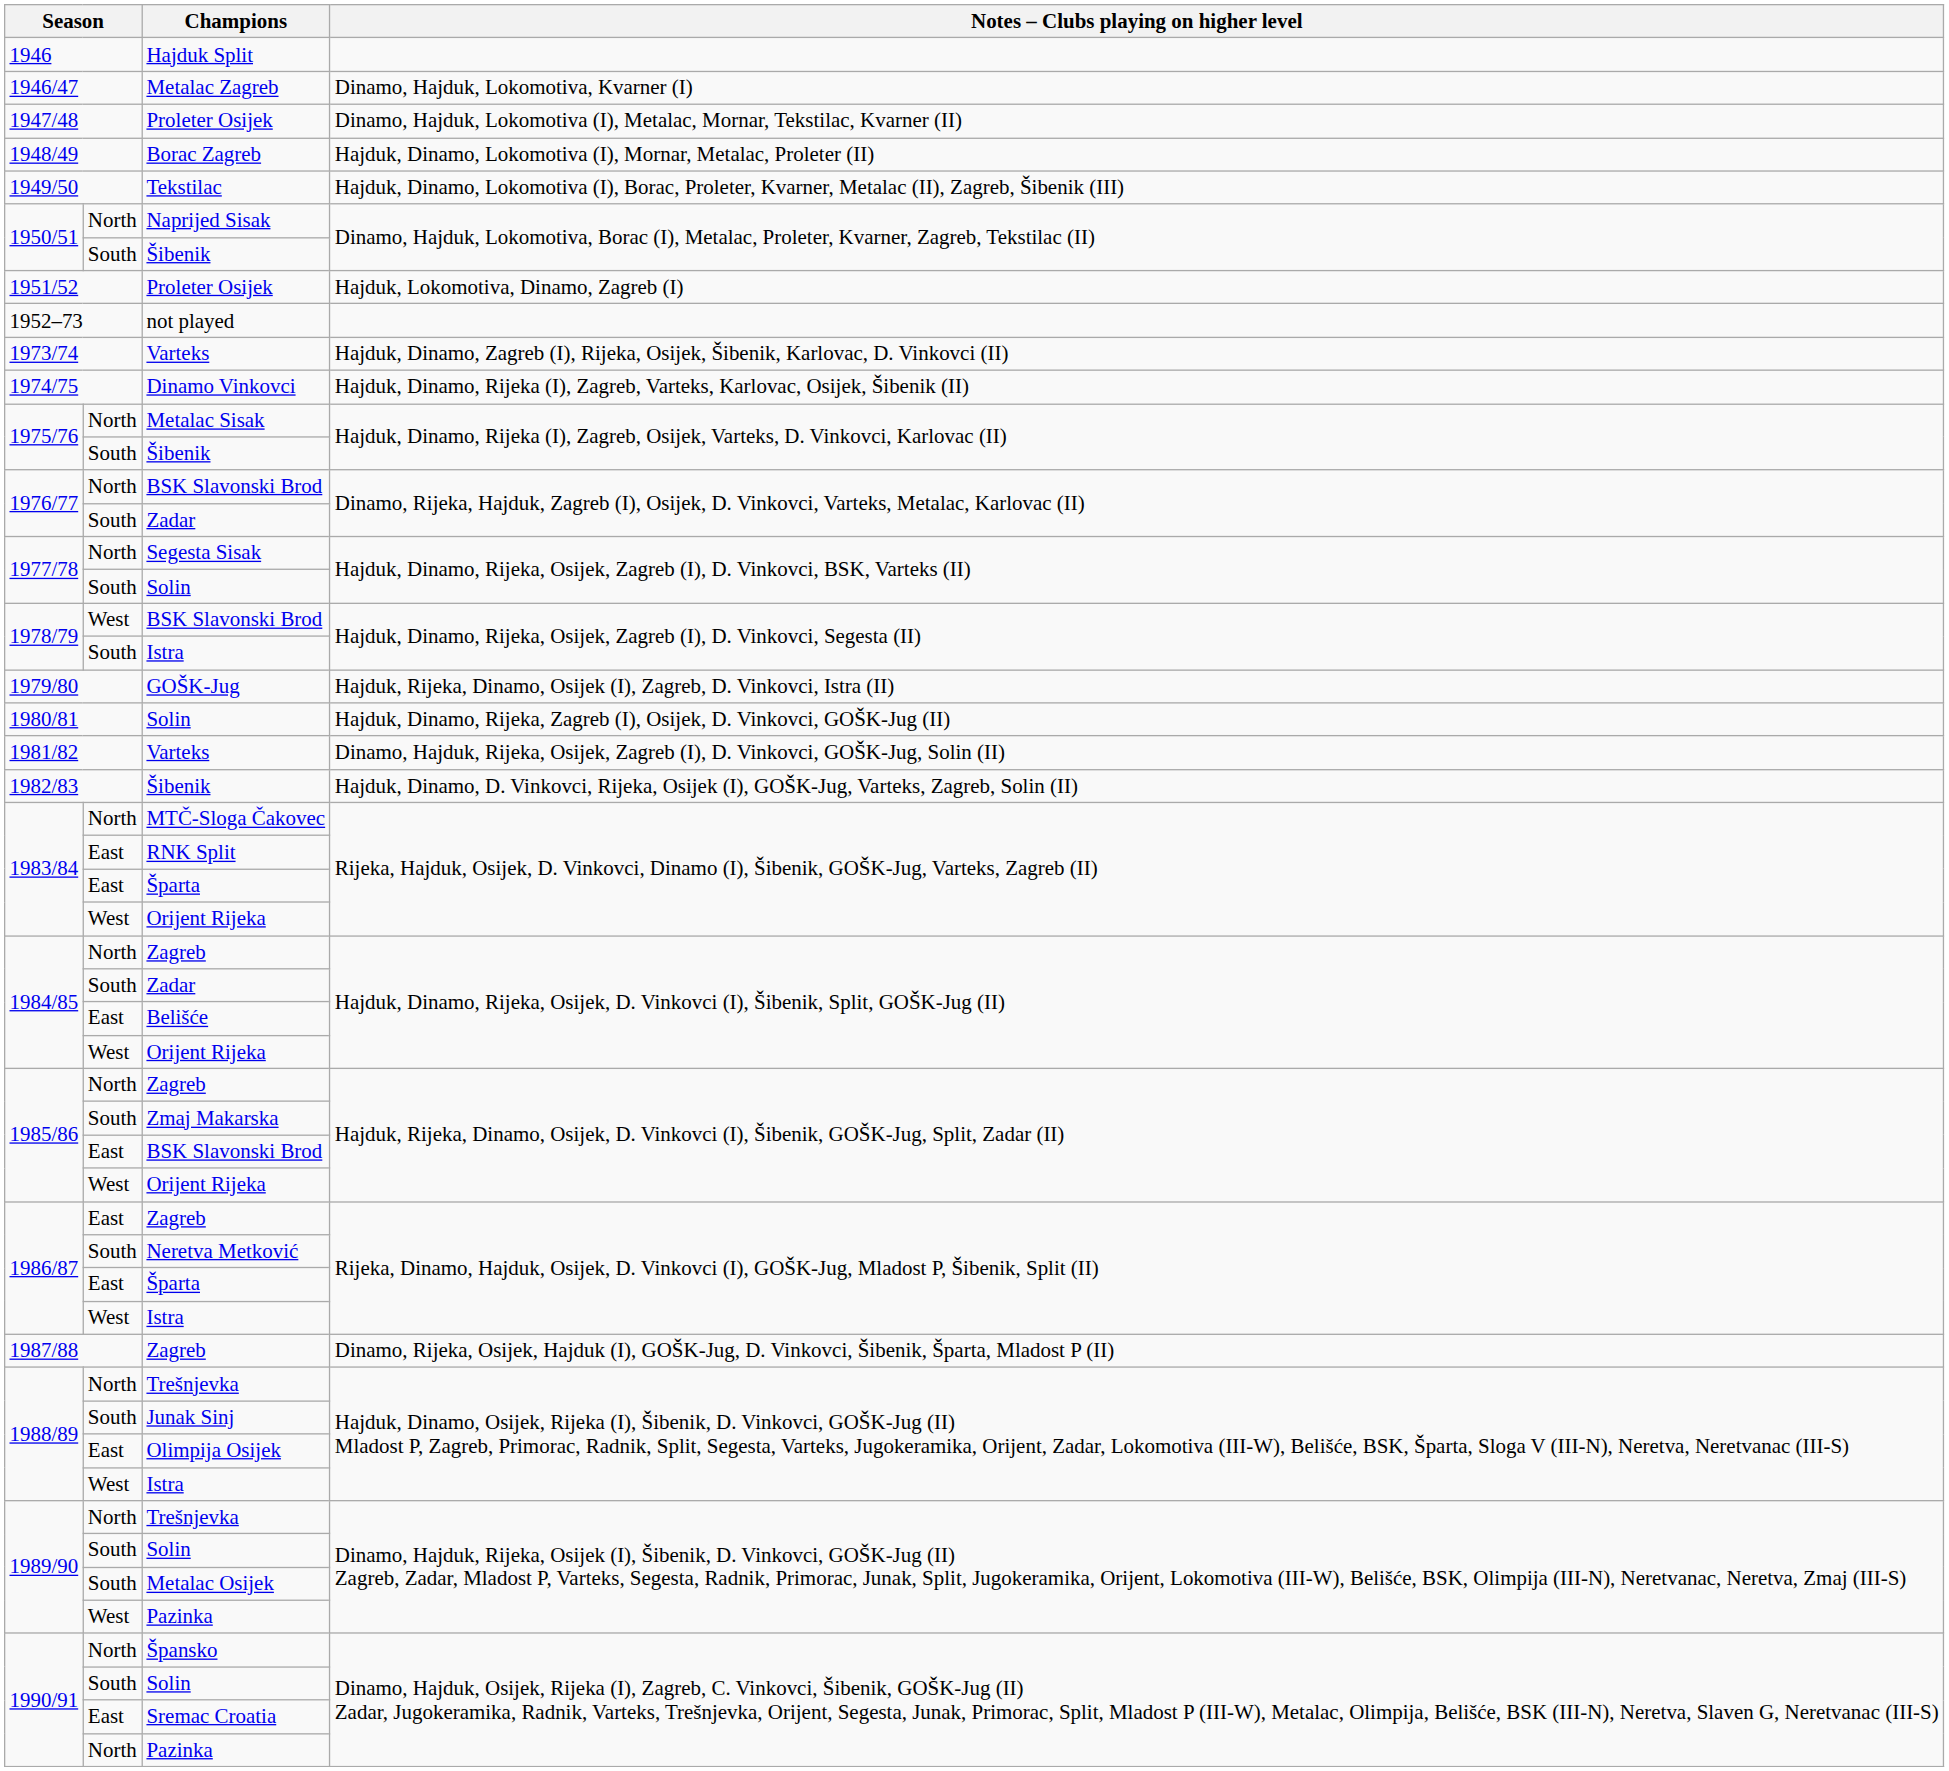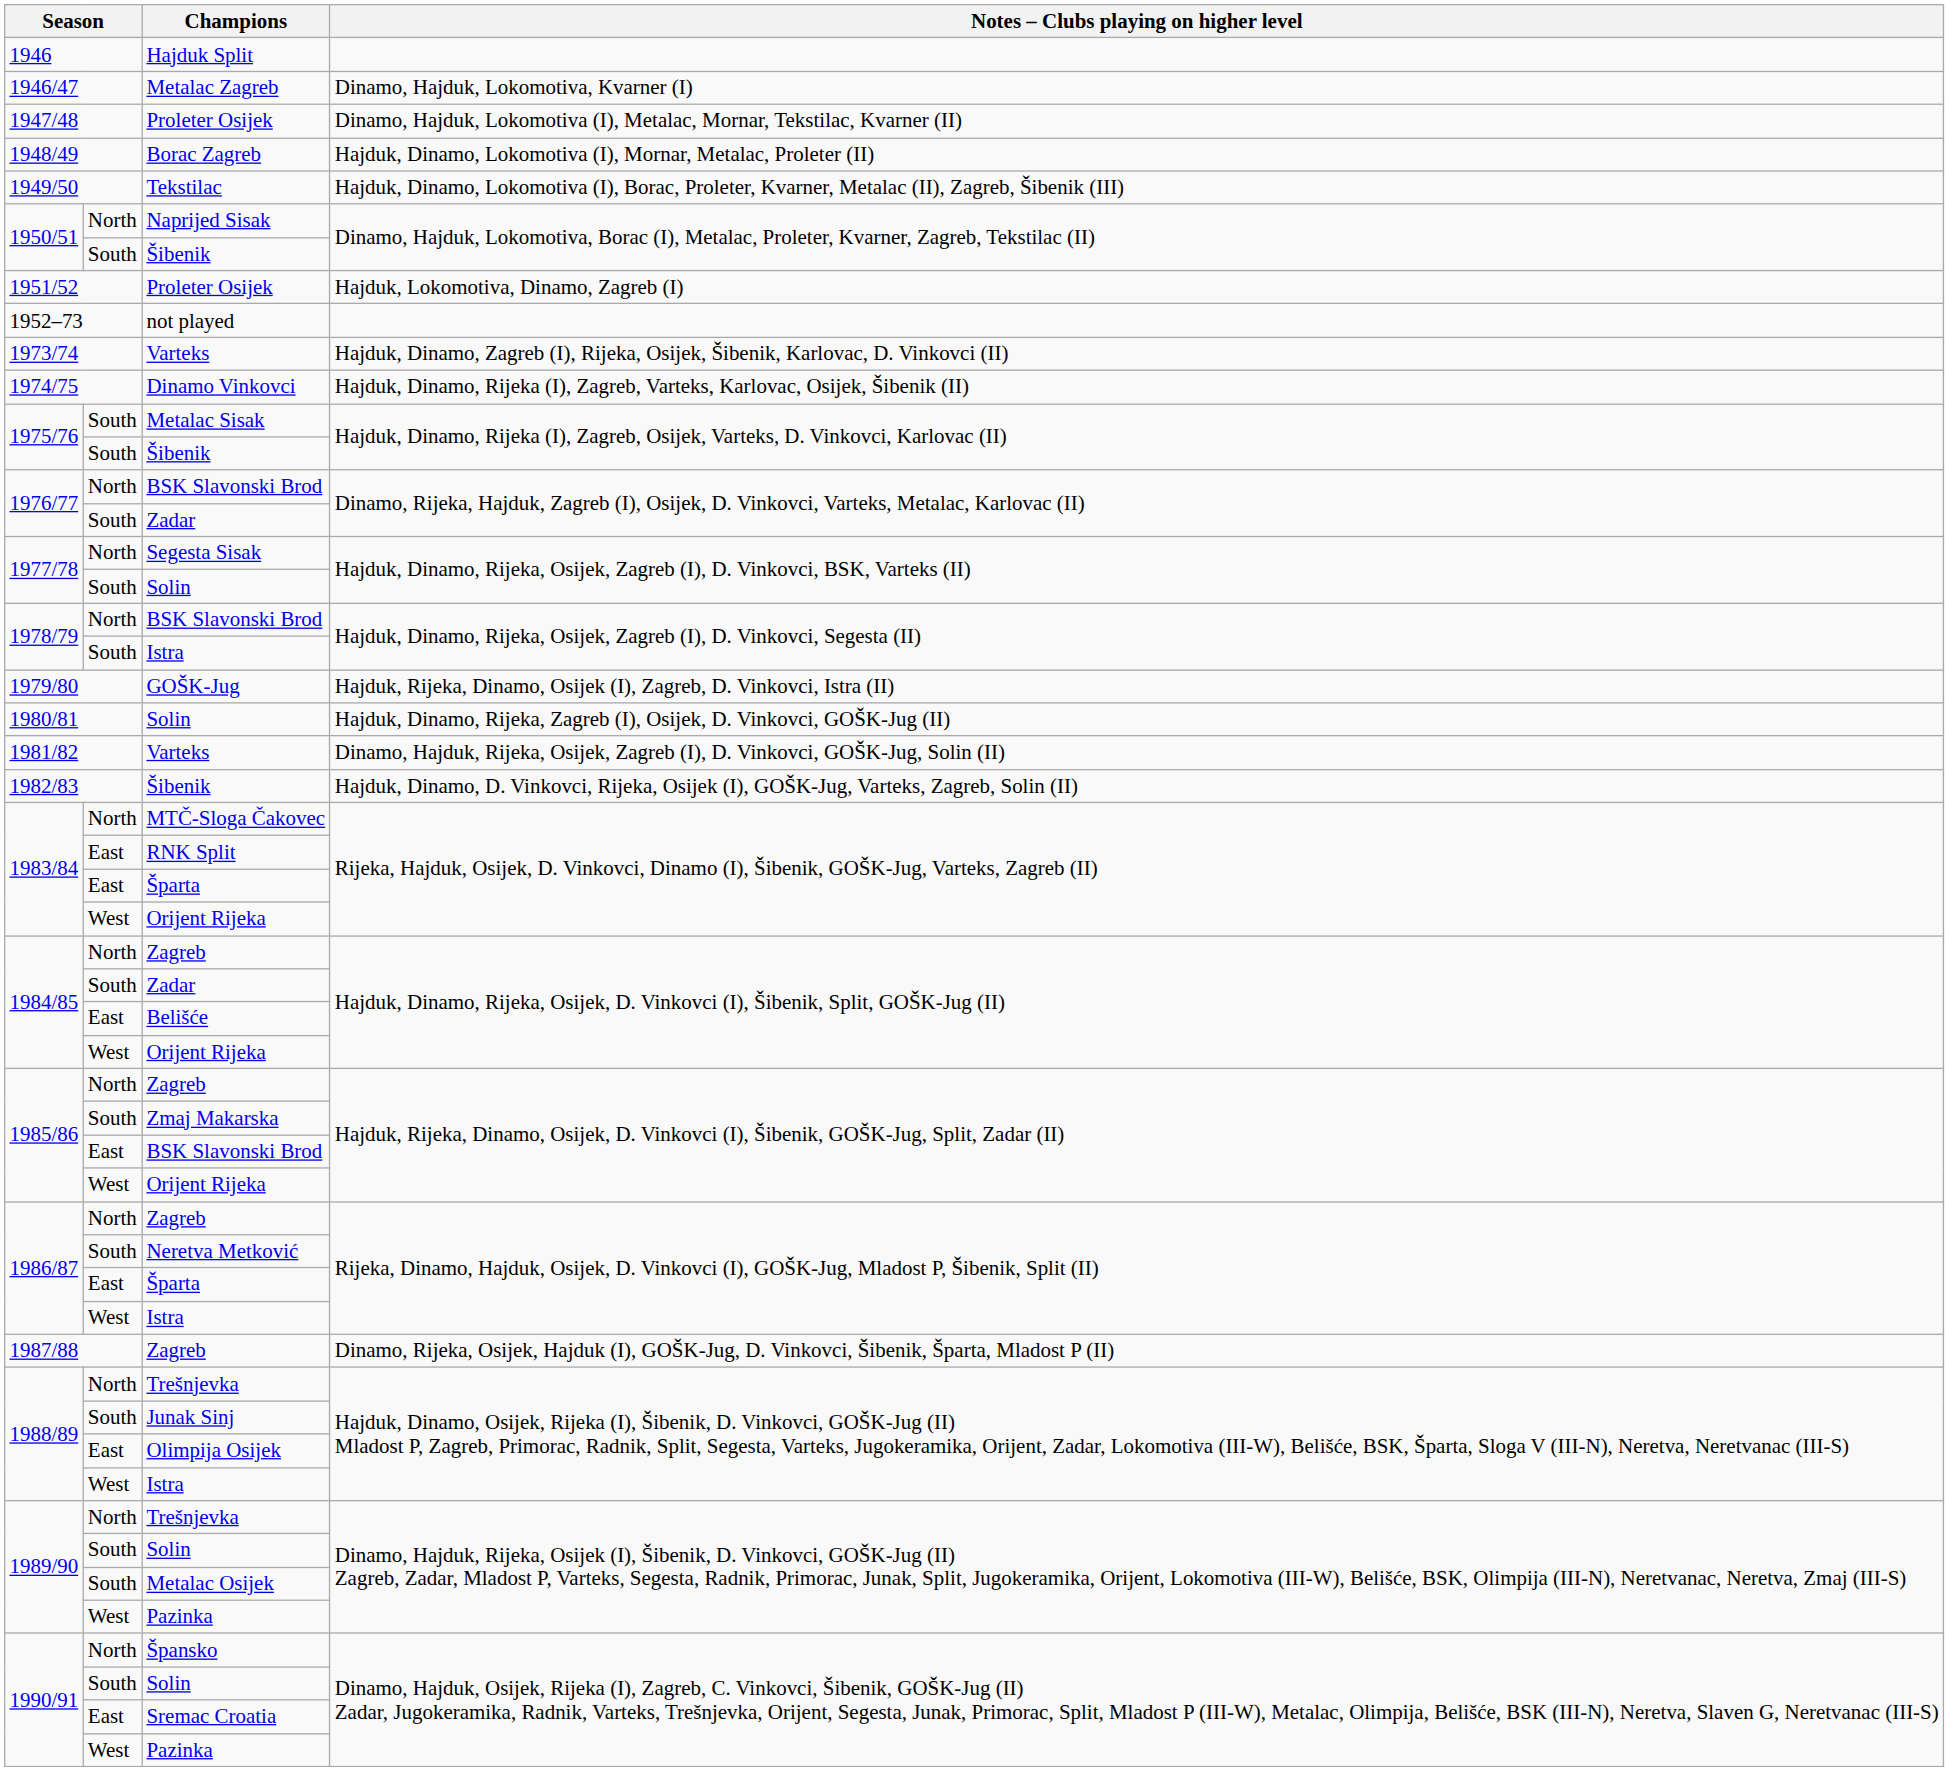(112, 420) North -> (112, 420) South
(109, 619) West -> (112, 619) North
(106, 1217) East -> (112, 1217) North
(112, 1749) North -> (109, 1749) West
